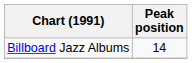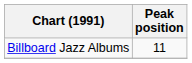(159, 48) 14 -> (159, 48) 11
